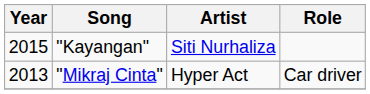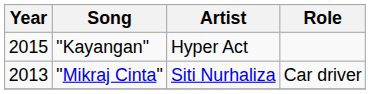(223, 46) Siti Nurhaliza -> (209, 46) Hyper Act
(209, 74) Hyper Act -> (223, 74) Siti Nurhaliza
